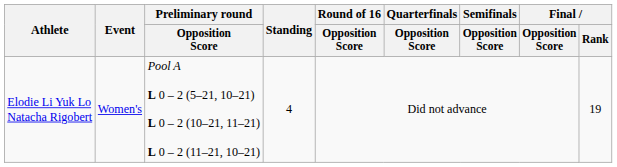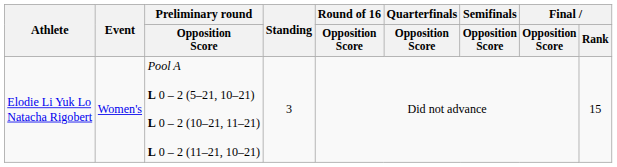(289, 109) 4 -> (289, 109) 3
(595, 109) 19 -> (595, 109) 15
